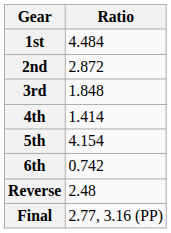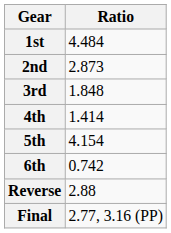(86, 66) 2.872 -> (86, 66) 2.873
(82, 191) 2.48 -> (82, 191) 2.88
